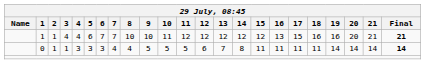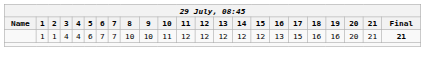- row: (42, 49)
